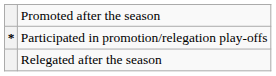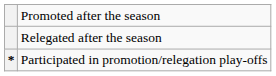rows swapped: (91, 59) <-> (144, 37)
